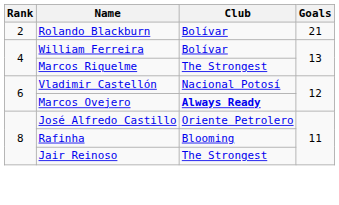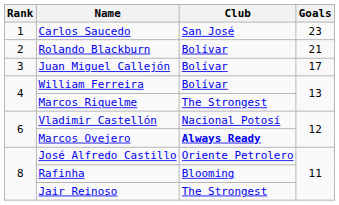+ row: (85, 31)
+ row: (104, 67)
